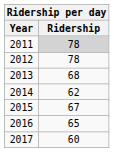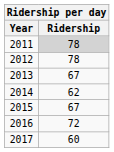(74, 76) 68 -> (74, 76) 67
(74, 124) 65 -> (74, 124) 72
